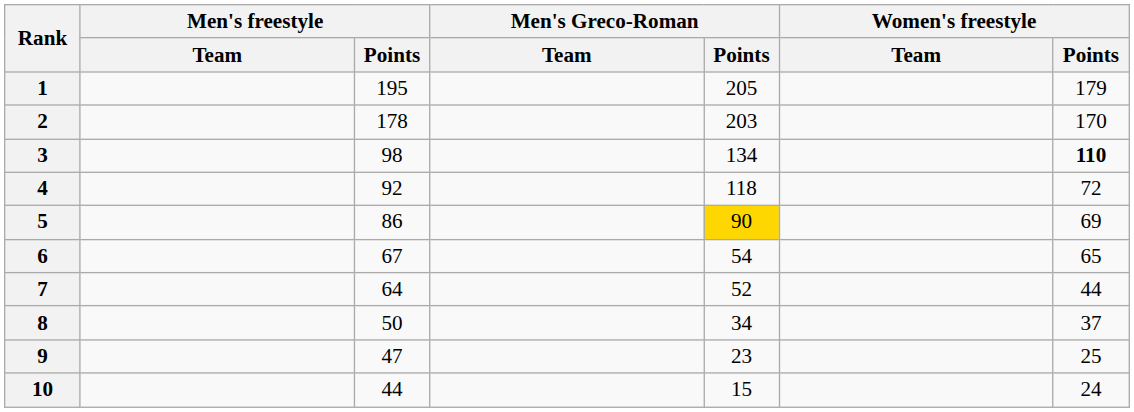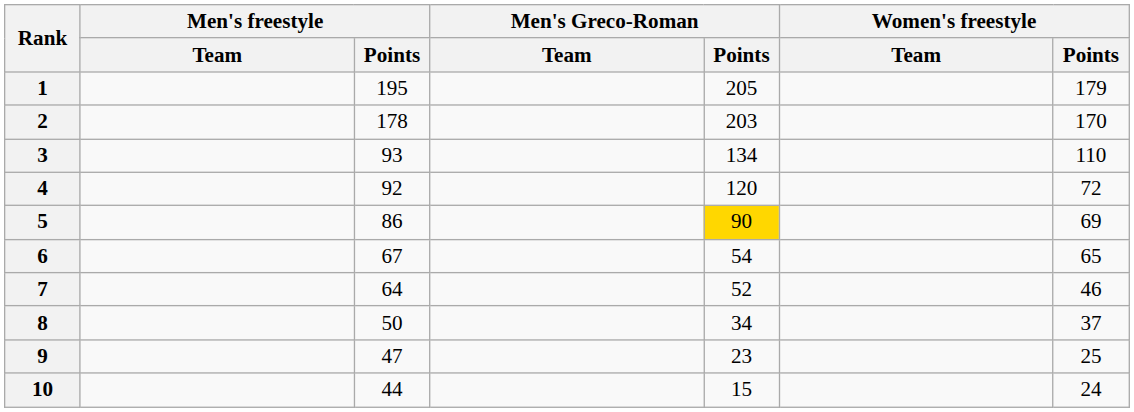(392, 155) 98 -> (392, 155) 93
(1091, 155) bold -> (1091, 155) normal
(741, 188) 118 -> (741, 188) 120
(1091, 289) 44 -> (1091, 289) 46
